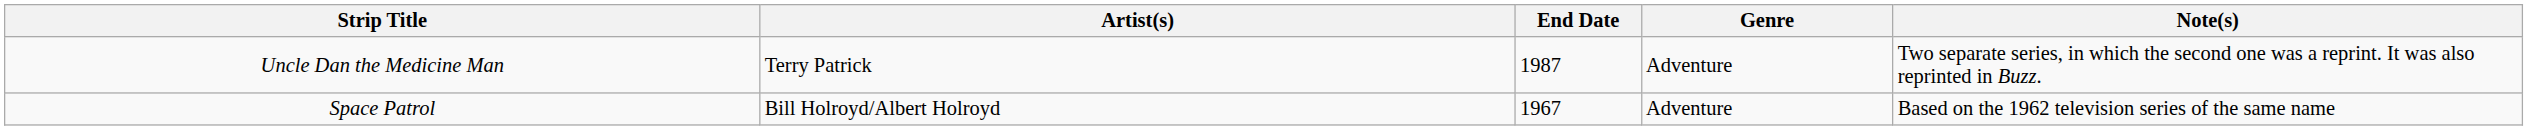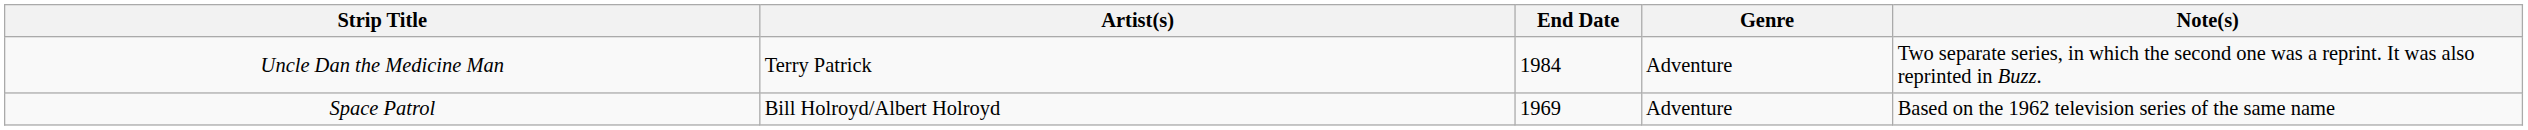(1540, 64) 1987 -> (1540, 64) 1984
(1540, 108) 1967 -> (1540, 108) 1969
